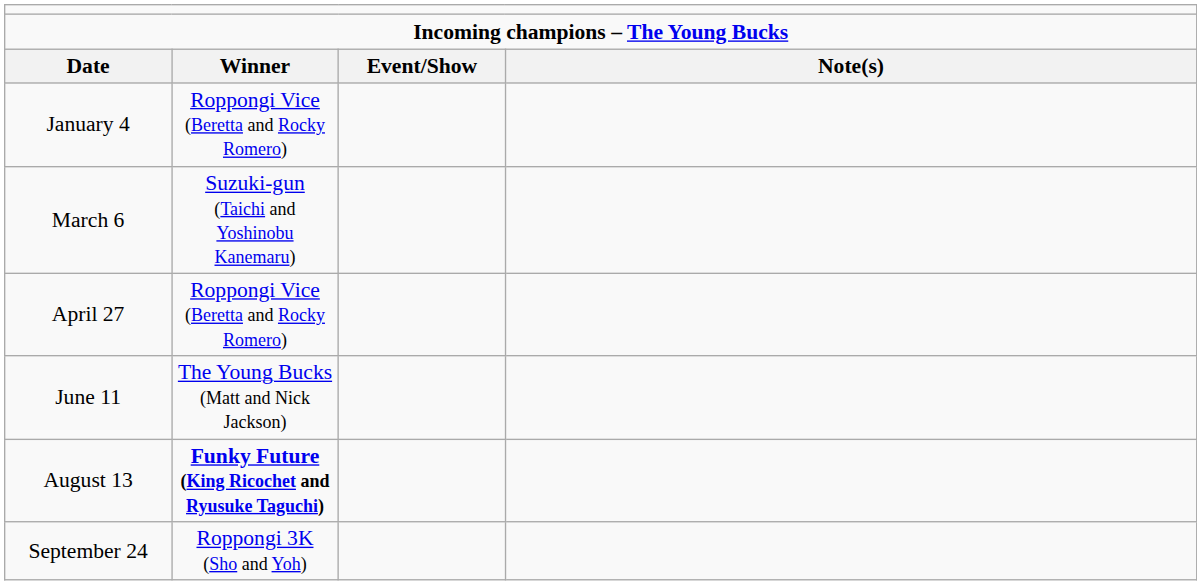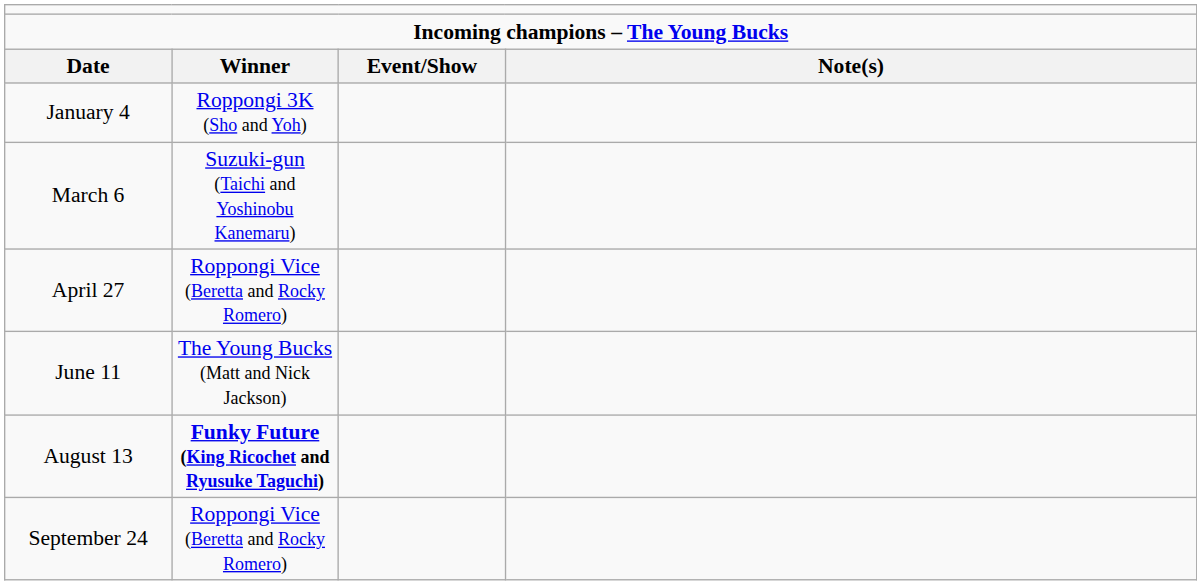(255, 124) Roppongi Vice (Beretta and Rocky Romero) -> (255, 112) Roppongi 3K (Sho and Yoh)
(255, 550) Roppongi 3K (Sho and Yoh) -> (255, 538) Roppongi Vice (Beretta and Rocky Romero)
